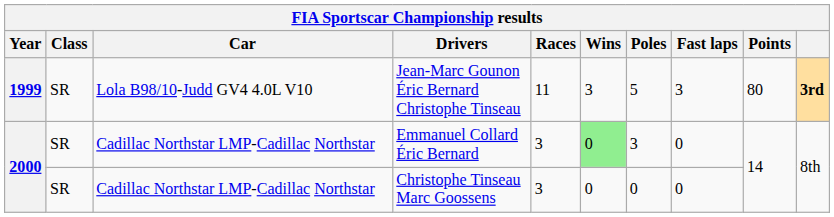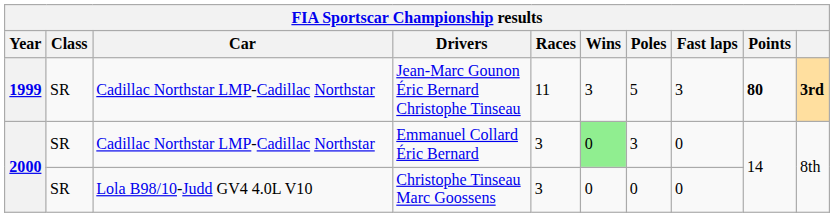(204, 89) Lola B98/10-Judd GV4 4.0L V10 -> (236, 89) Cadillac Northstar LMP-Cadillac Northstar
(755, 89) normal -> (755, 89) bold
(236, 189) Cadillac Northstar LMP-Cadillac Northstar -> (204, 189) Lola B98/10-Judd GV4 4.0L V10
